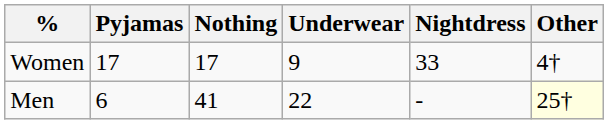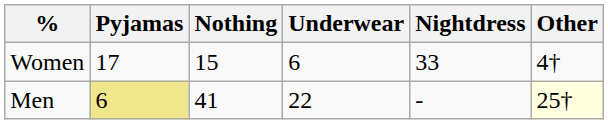(206, 61) 17 -> (206, 61) 15
(294, 61) 9 -> (294, 61) 6
(101, 99) no background -> (101, 99) khaki background
